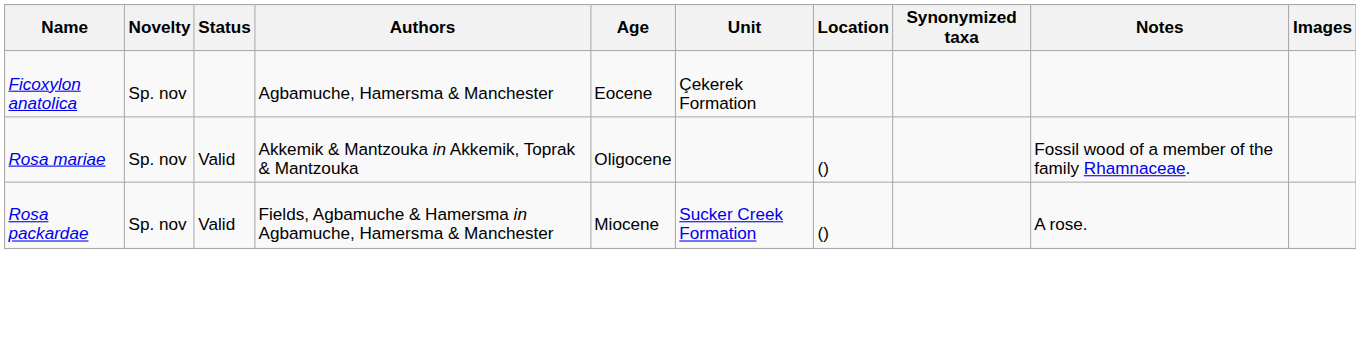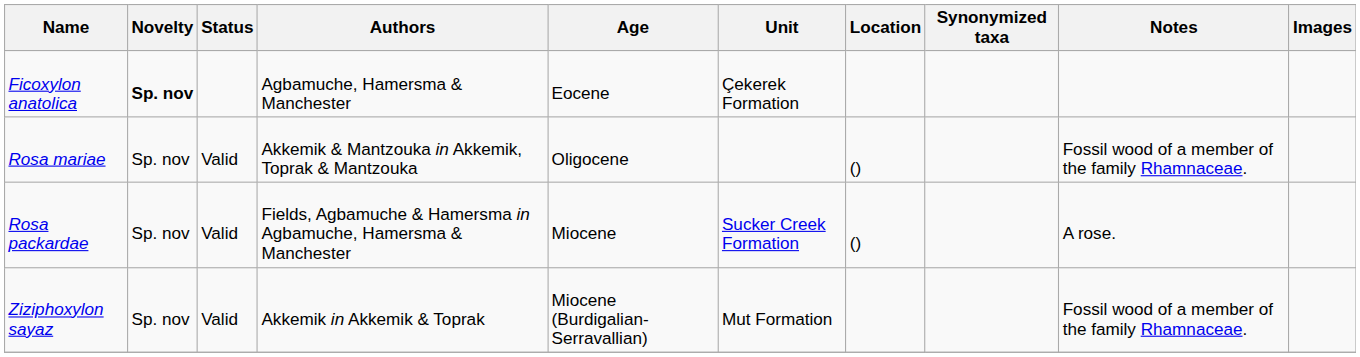(158, 93) normal -> (162, 93) bold
+ row: (56, 319)
